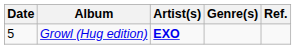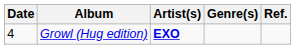(11, 34) 5 -> (11, 34) 4
